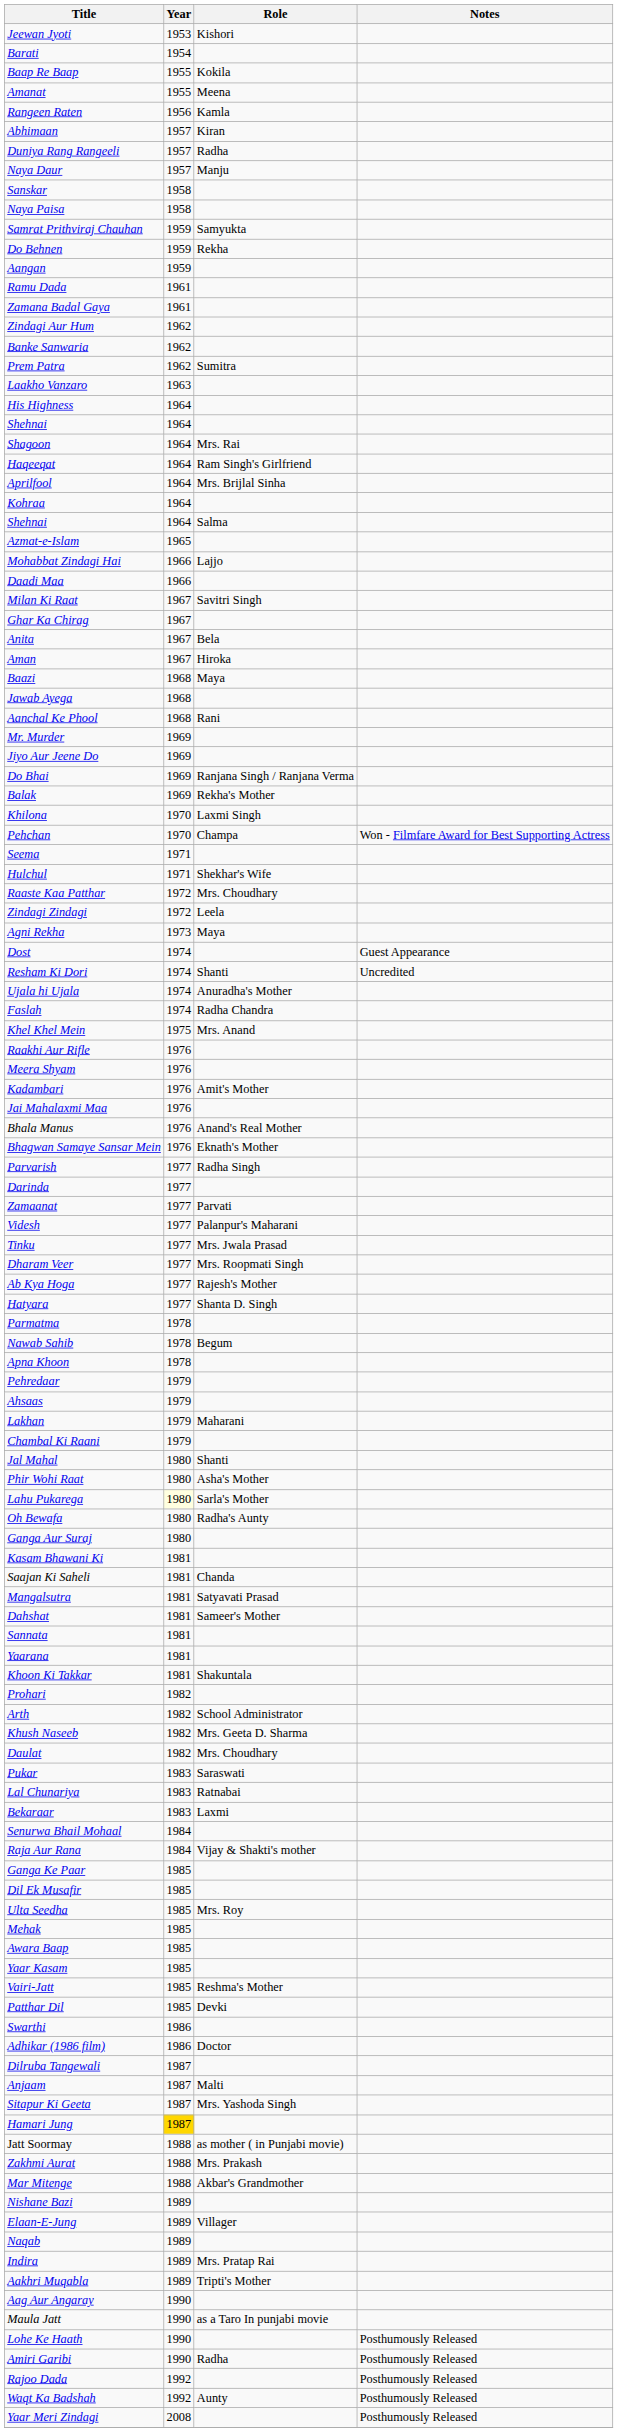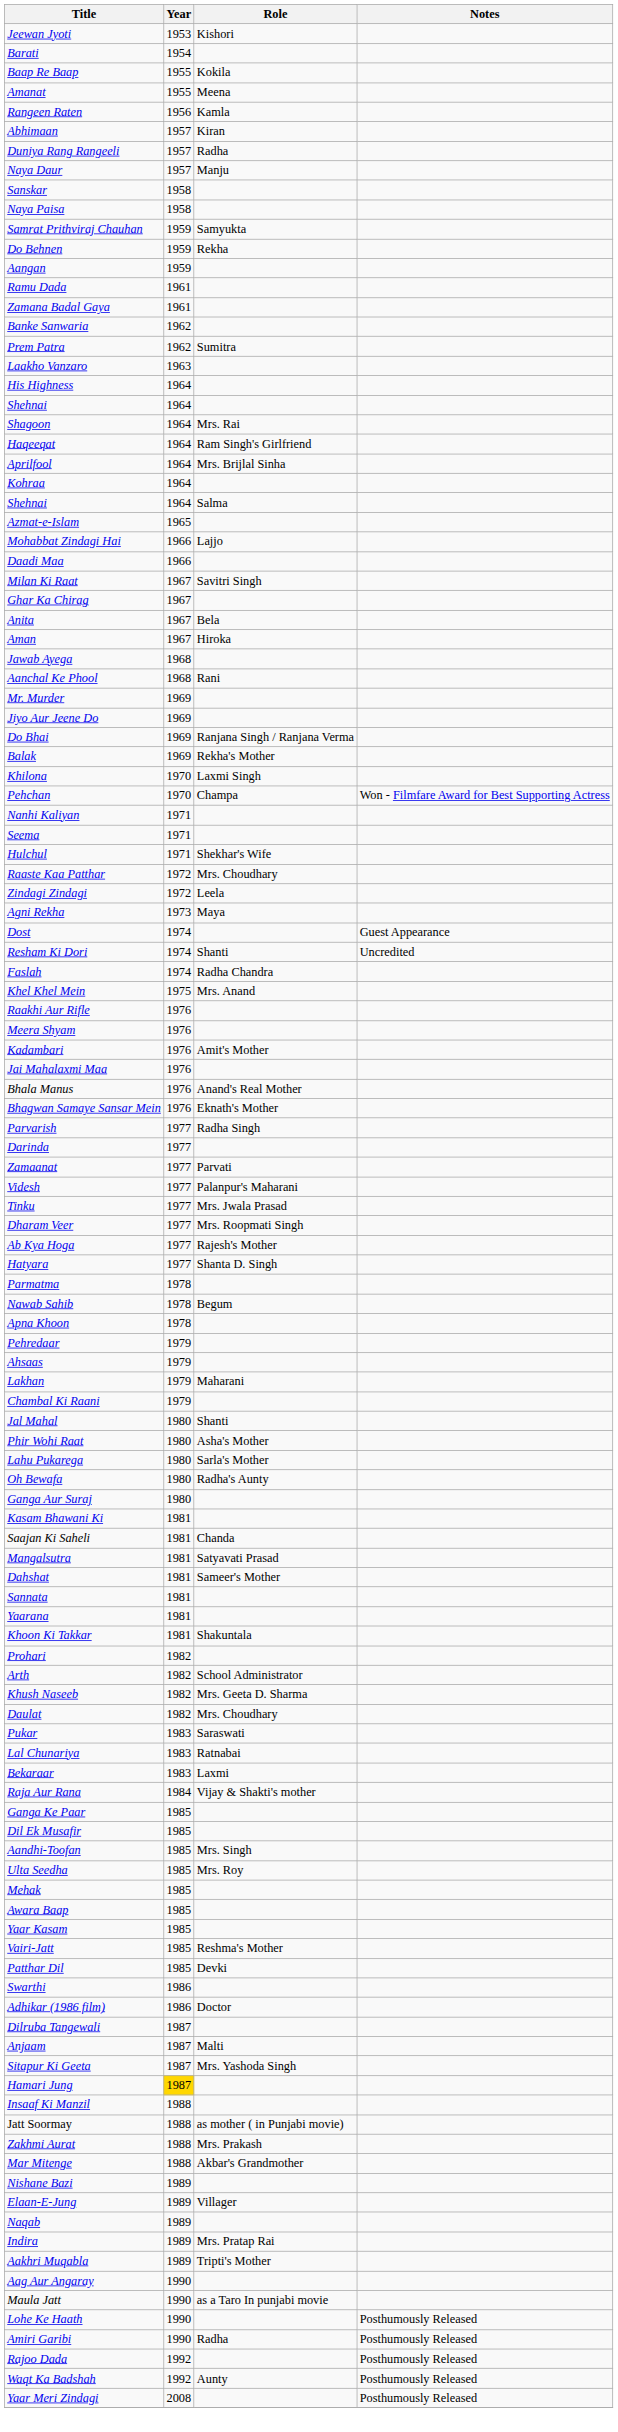- row: (51, 326)
- row: (21, 678)
+ row: (43, 815)
- row: (43, 991)
(179, 1499) lightyellow background -> (179, 1460) no background
- row: (64, 1831)
+ row: (44, 1850)
+ row: (49, 2104)
